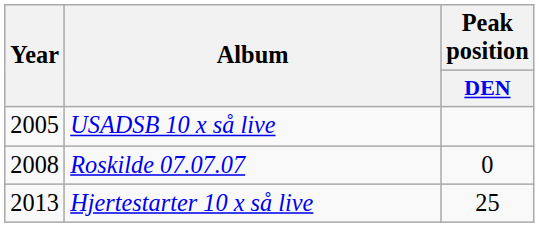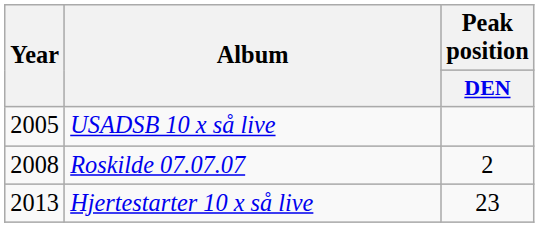(487, 164) 0 -> (487, 164) 2
(487, 202) 25 -> (487, 202) 23
